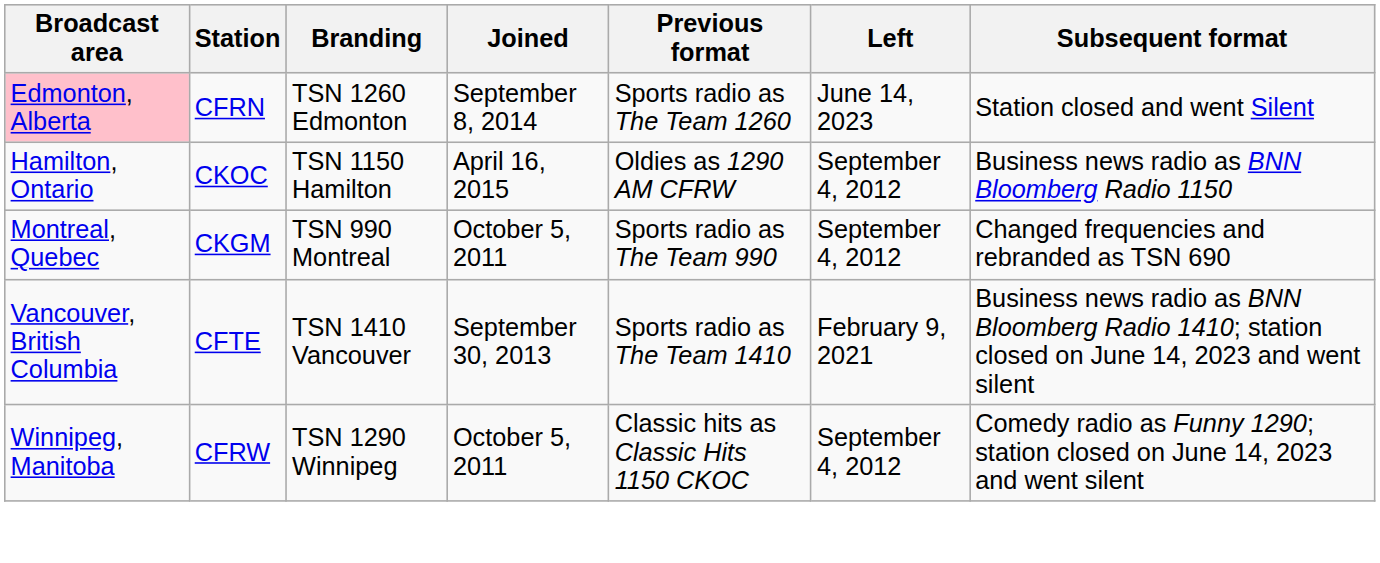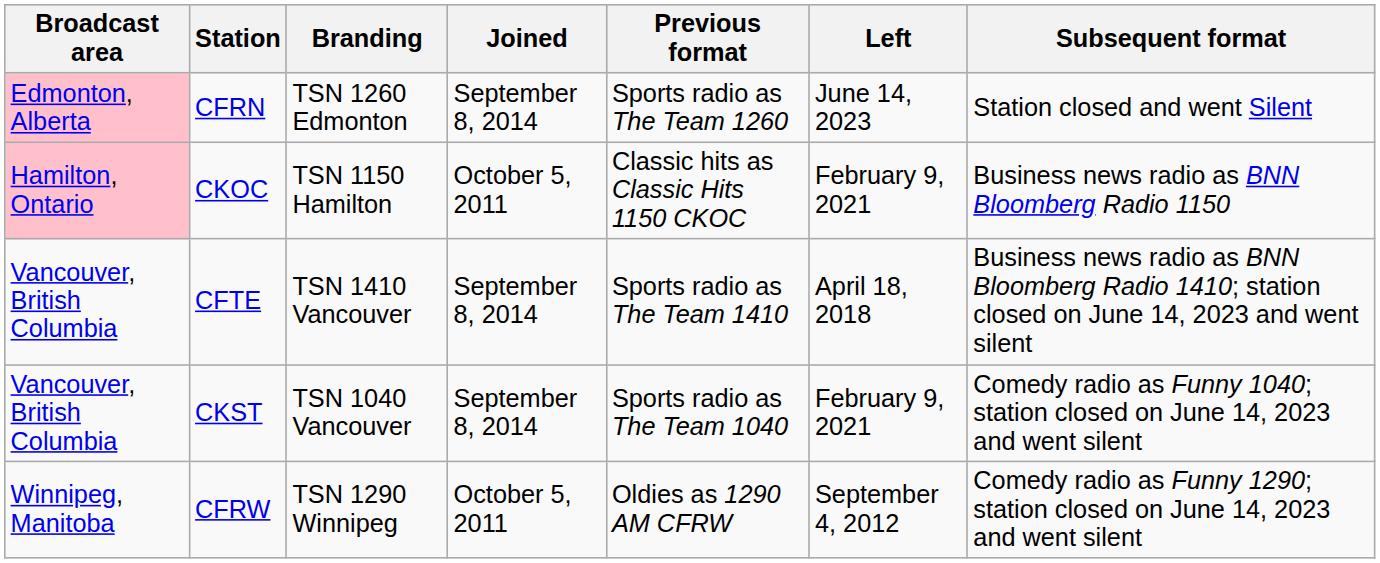(64, 175) no background -> (64, 190) pink background
(499, 175) April 16, 2015 -> (513, 190) October 5, 2011
(699, 175) Oldies as 1290 AM CFRW -> (693, 190) Classic hits as Classic Hits 1150 CKOC
(879, 175) September 4, 2012 -> (880, 190) February 9, 2021
- row: (233, 244)
(515, 341) September 30, 2013 -> (515, 301) September 8, 2014
(882, 341) February 9, 2021 -> (861, 301) April 18, 2018
+ row: (229, 412)
(695, 452) Classic hits as Classic Hits 1150 CKOC -> (696, 509) Oldies as 1290 AM CFRW
